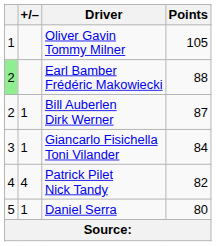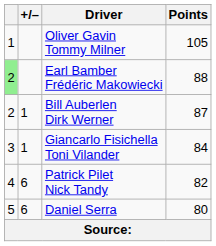(24, 182) 4 -> (24, 182) 6
(24, 210) 1 -> (24, 210) 6
